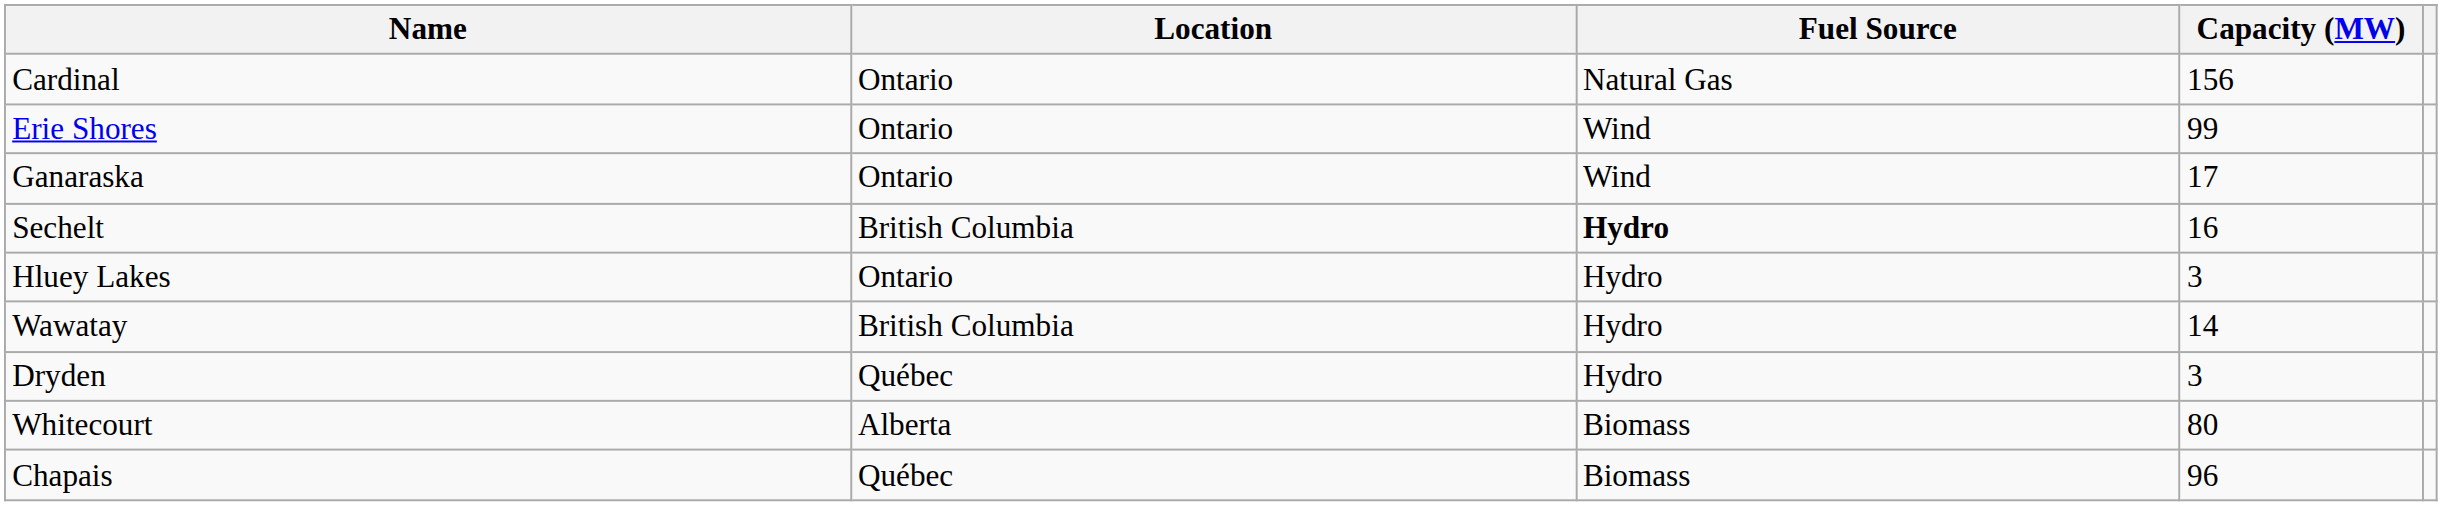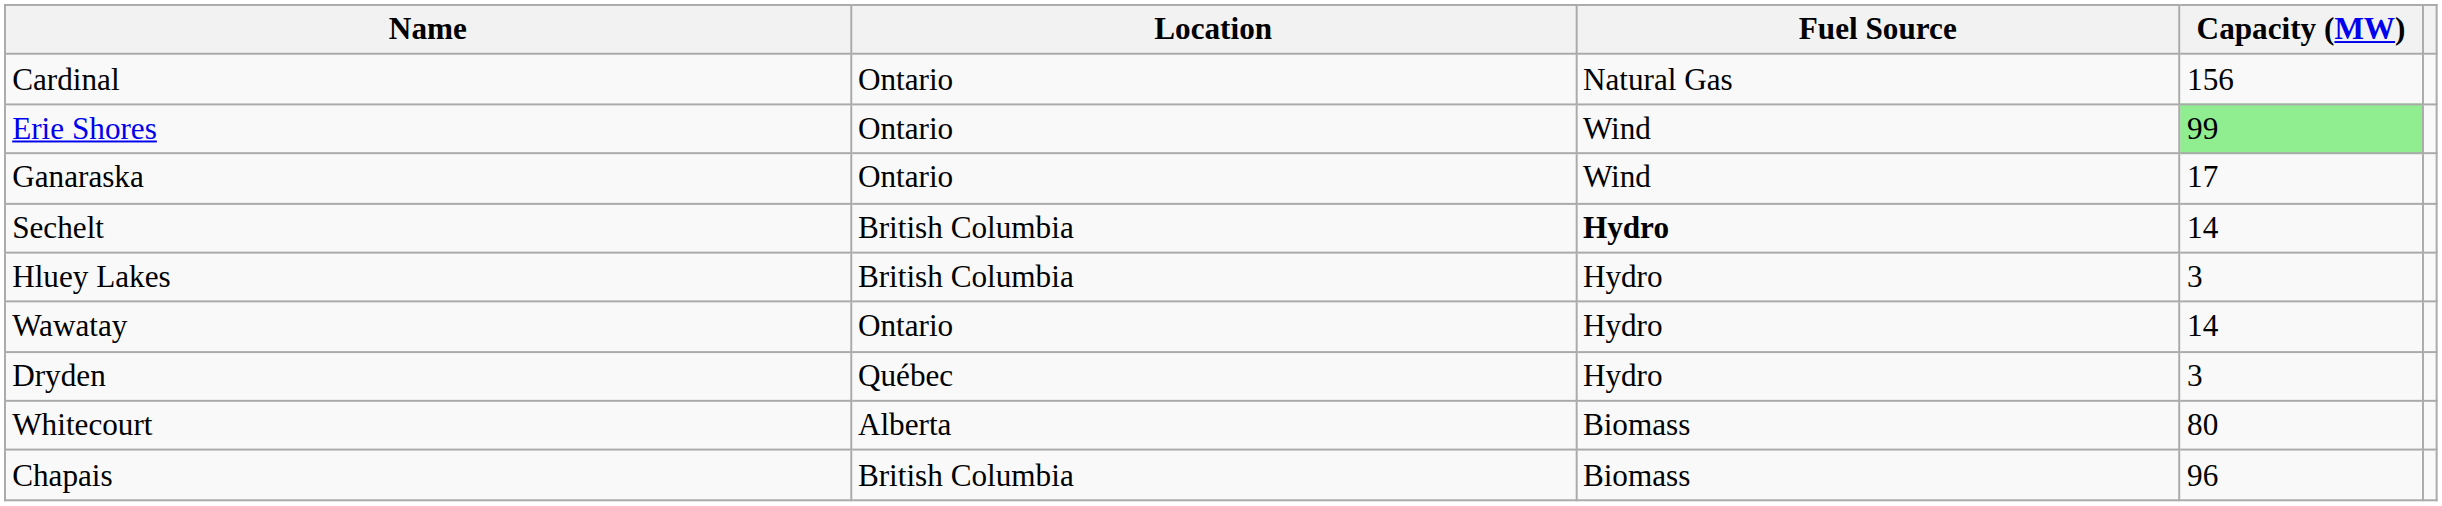(2203, 128) no background -> (2203, 128) lightgreen background
(2203, 227) 16 -> (2203, 227) 14
(906, 276) Ontario -> (966, 276) British Columbia
(966, 326) British Columbia -> (906, 326) Ontario
(906, 474) Québec -> (966, 474) British Columbia
